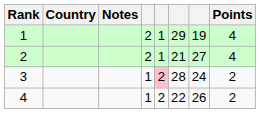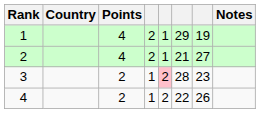columns swapped: (232, 14) <-> (120, 14)
(199, 77) 24 -> (203, 77) 23
